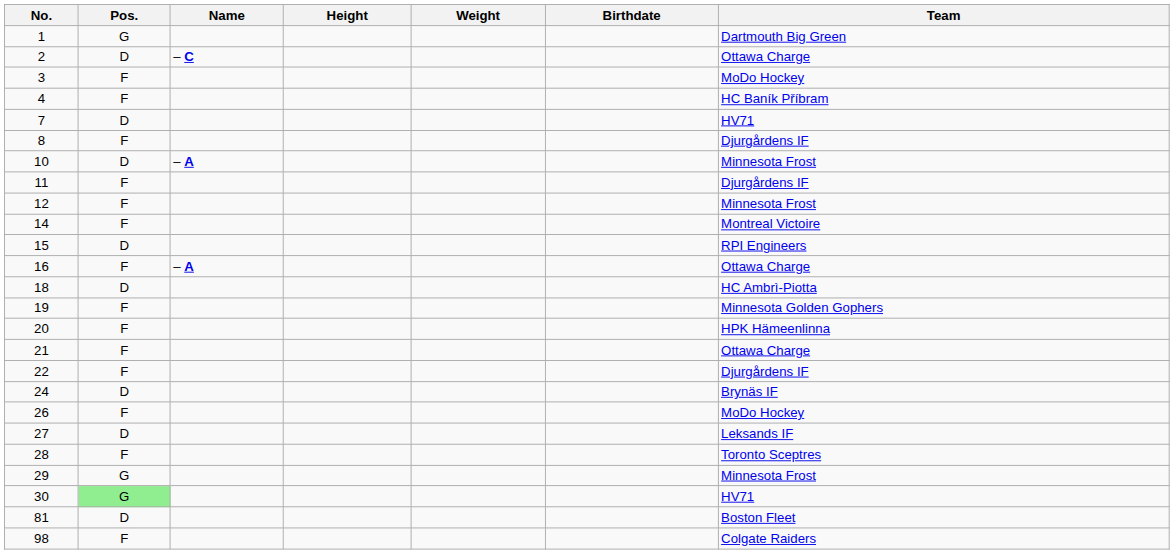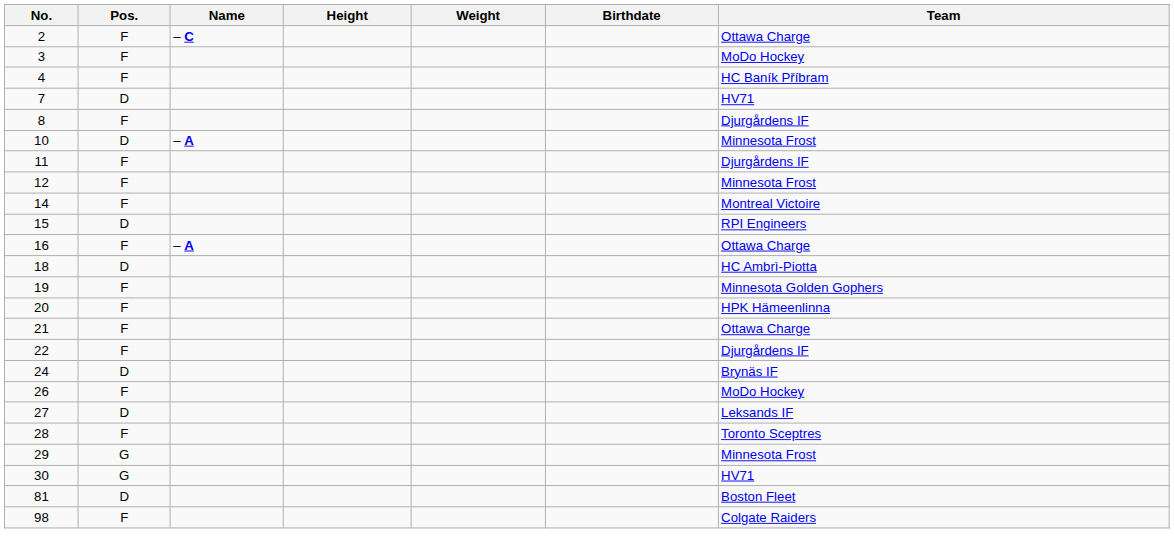- row: (41, 36)
(124, 57) D -> (124, 36) F
(124, 497) lightgreen background -> (124, 476) no background
